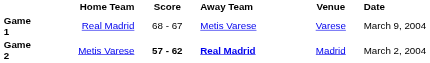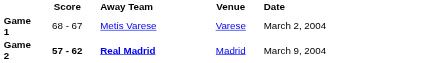- column: (107, 7)
(395, 26) March 9, 2004 -> (295, 26) March 2, 2004
(395, 50) March 2, 2004 -> (295, 50) March 9, 2004
